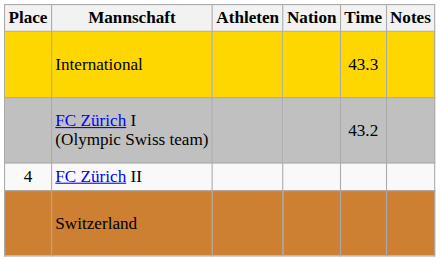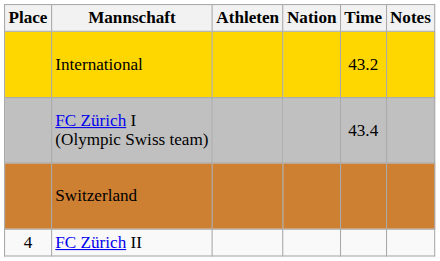(363, 64) 43.3 -> (363, 64) 43.2
(363, 130) 43.2 -> (363, 130) 43.4
rows swapped: (96, 222) <-> (99, 176)
